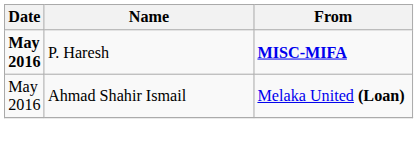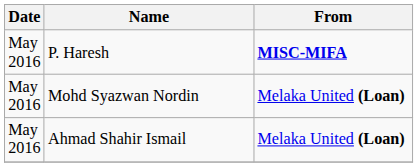(24, 52) bold -> (24, 52) normal
+ row: (123, 95)
